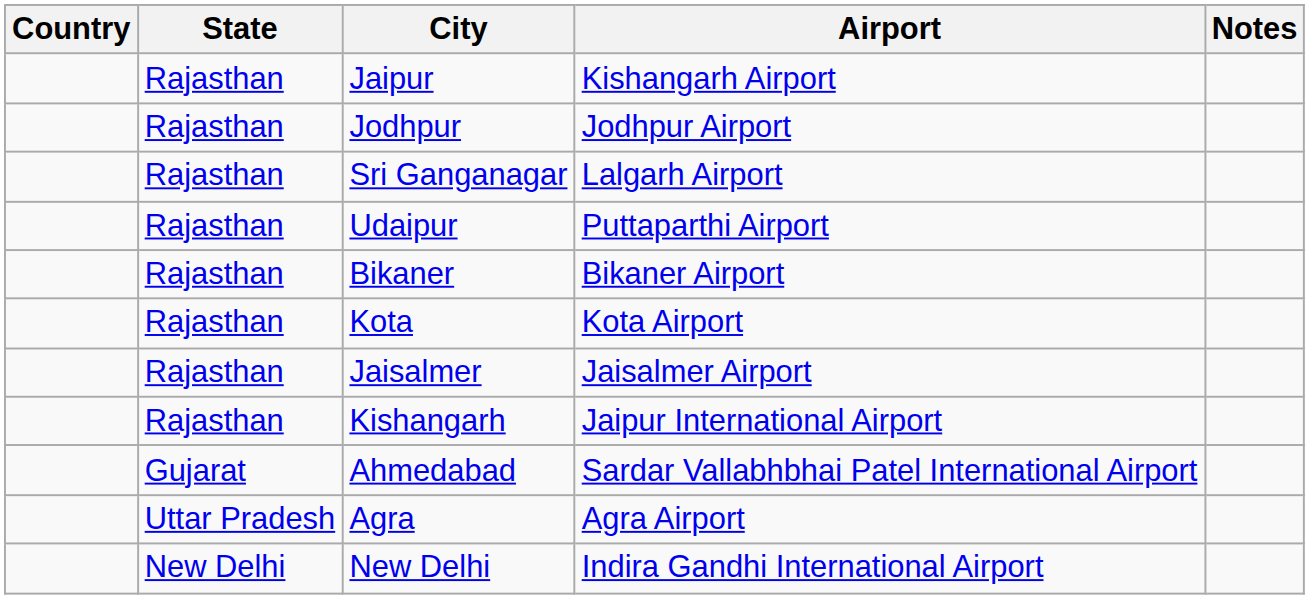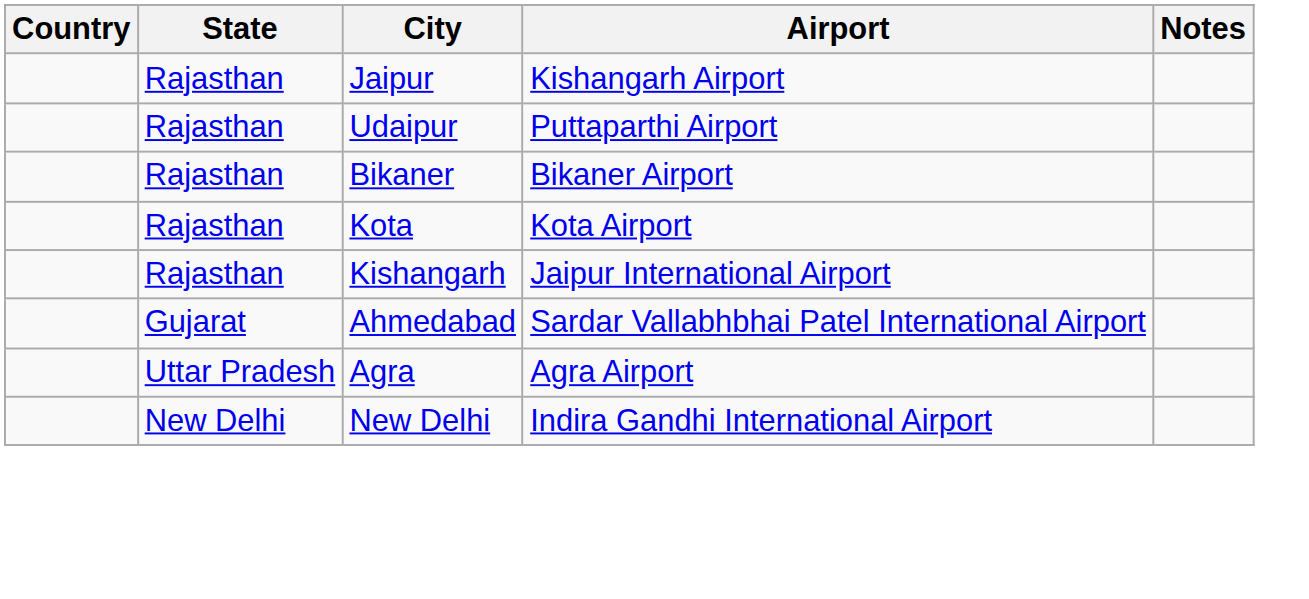- row: (405, 126)
- row: (458, 175)
- row: (416, 371)
